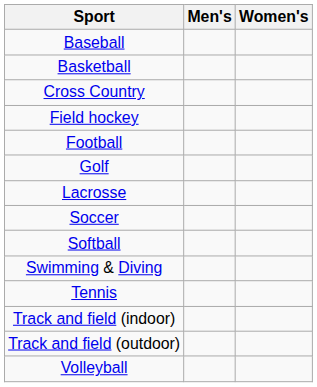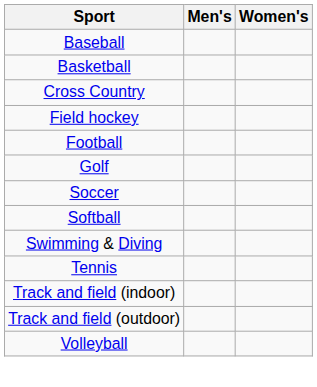- row: (94, 192)
